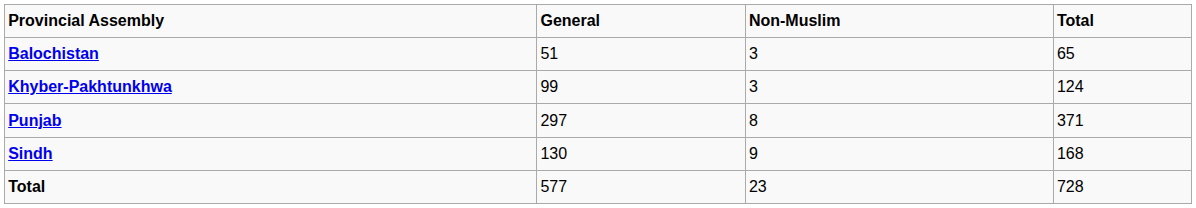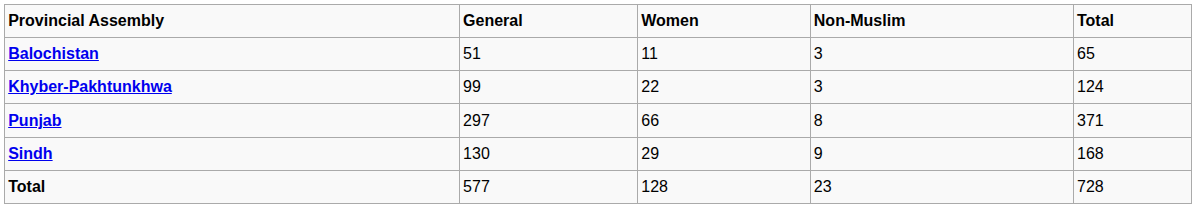+ column: (670, 21)
